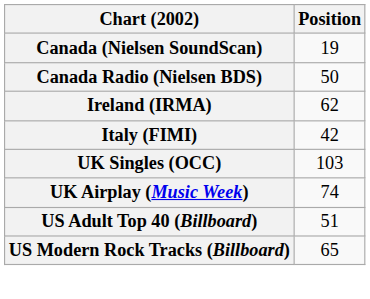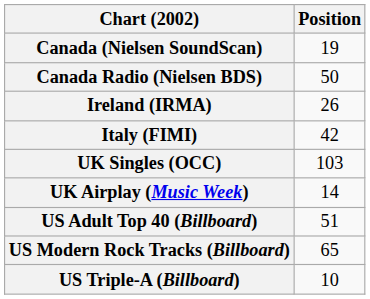(330, 105) 62 -> (330, 105) 26
(330, 192) 74 -> (330, 192) 14
+ row: (149, 279)
